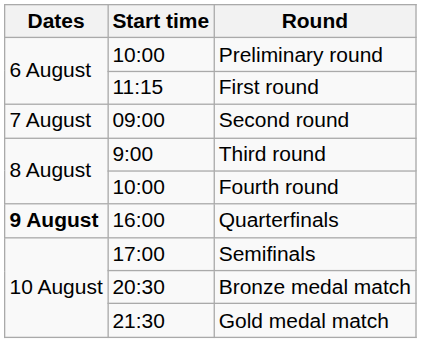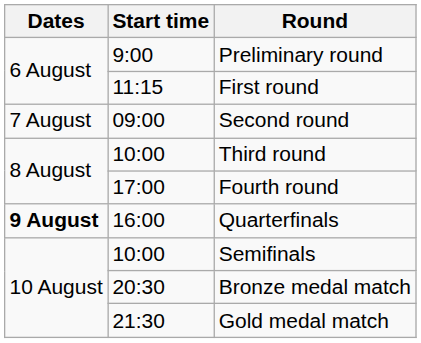(139, 54) 10:00 -> (133, 54) 9:00
(133, 154) 9:00 -> (139, 154) 10:00
(139, 187) 10:00 -> (139, 187) 17:00
(139, 253) 17:00 -> (139, 253) 10:00
